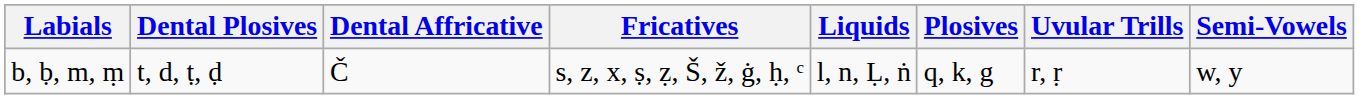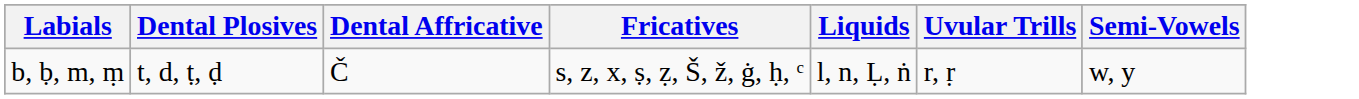- column: (971, 26)
